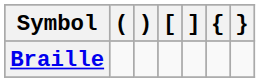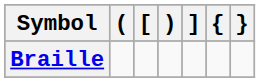columns swapped: (146, 23) <-> (170, 23)
